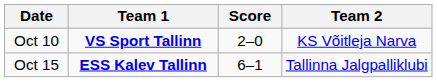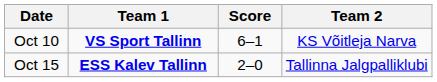(250, 40) 2–0 -> (250, 40) 6–1
(250, 64) 6–1 -> (250, 64) 2–0
